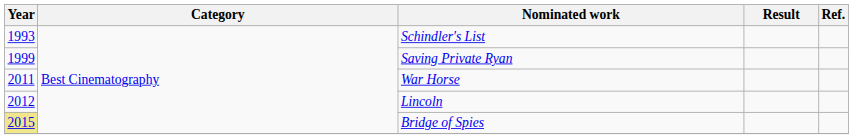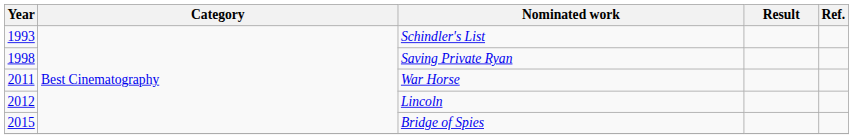(21, 58) 1999 -> (21, 58) 1998
(21, 123) khaki background -> (21, 123) no background
